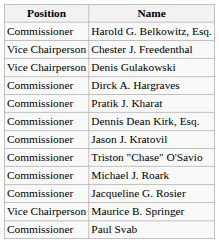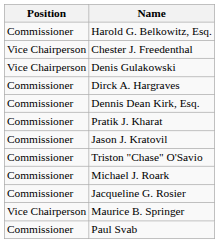rows swapped: (127, 103) <-> (145, 121)
